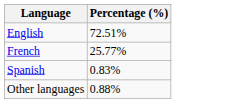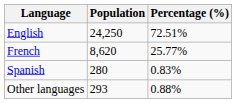+ column: (117, 13)
